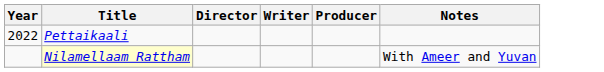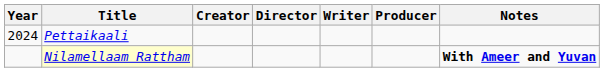+ column: (223, 15)
(23, 36) 2022 -> (23, 36) 2024
(460, 56) normal -> (520, 56) bold
